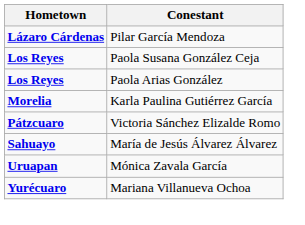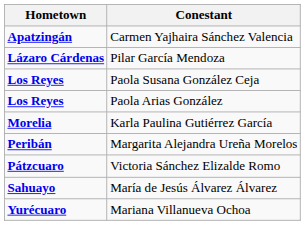+ row: (201, 37)
+ row: (204, 144)
- row: (169, 166)
